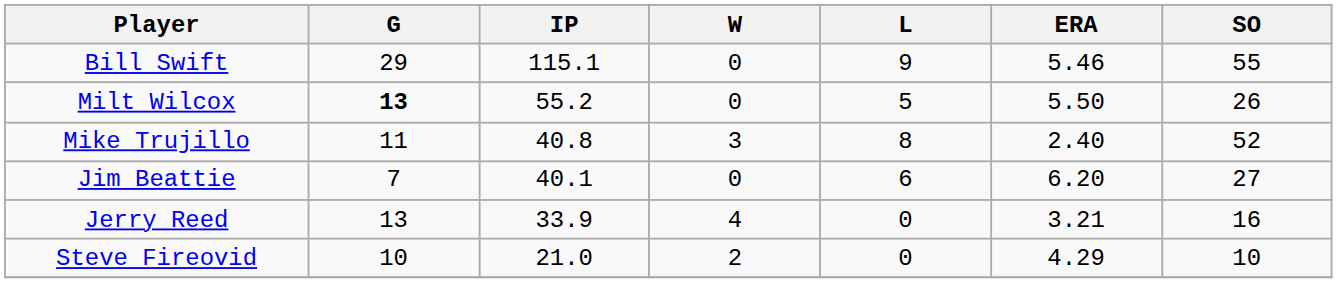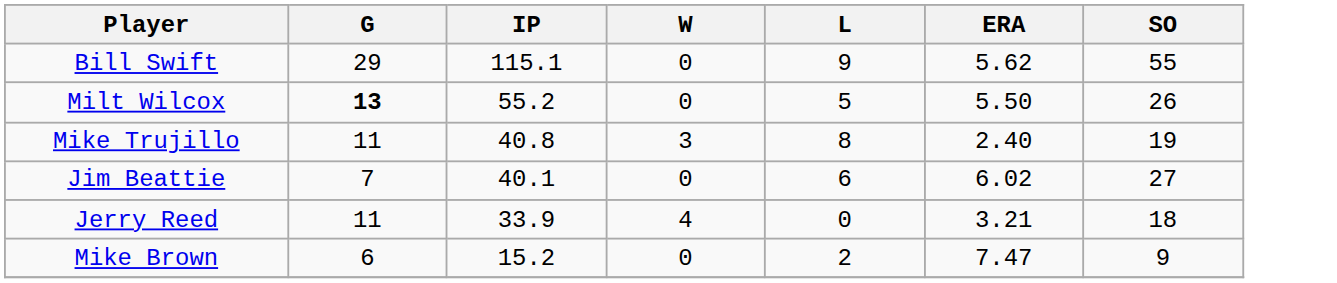(1076, 63) 5.46 -> (1004, 63) 5.62
(1247, 141) 52 -> (1163, 141) 19
(1076, 180) 6.20 -> (1004, 180) 6.02
(394, 219) 13 -> (367, 219) 11
(1247, 219) 16 -> (1163, 219) 18
- row: (157, 258)
+ row: (146, 258)
